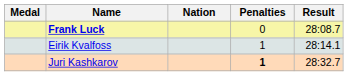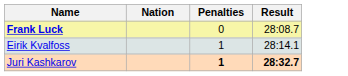- column: (25, 13)
(323, 63) normal -> (281, 63) bold
